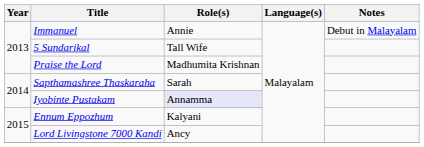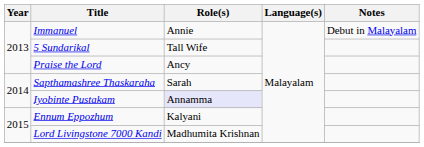(213, 64) Madhumita Krishnan -> (178, 64) Ancy
(178, 133) Ancy -> (213, 133) Madhumita Krishnan
